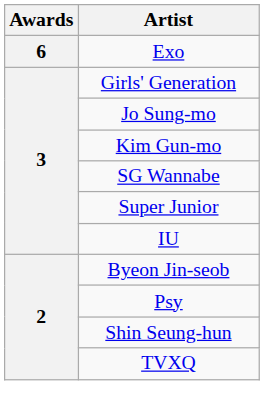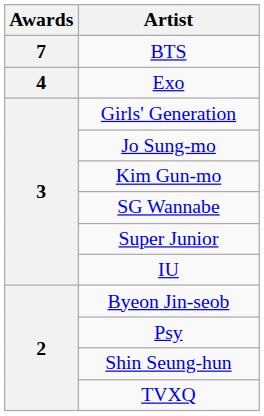+ row: (168, 51)
(41, 51) 6 -> (41, 82) 4
